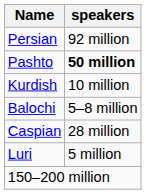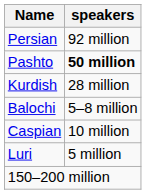(99, 85) 10 million -> (99, 85) 28 million
(99, 131) 28 million -> (99, 131) 10 million
